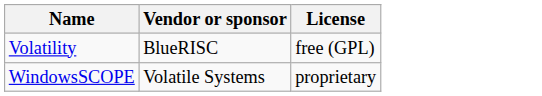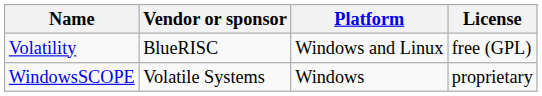+ column: (369, 18)
